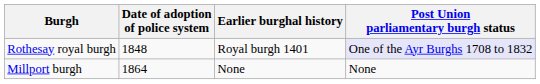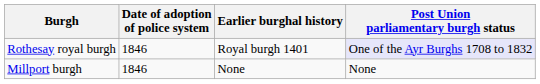(134, 48) 1848 -> (134, 48) 1846
(134, 68) 1864 -> (134, 68) 1846
